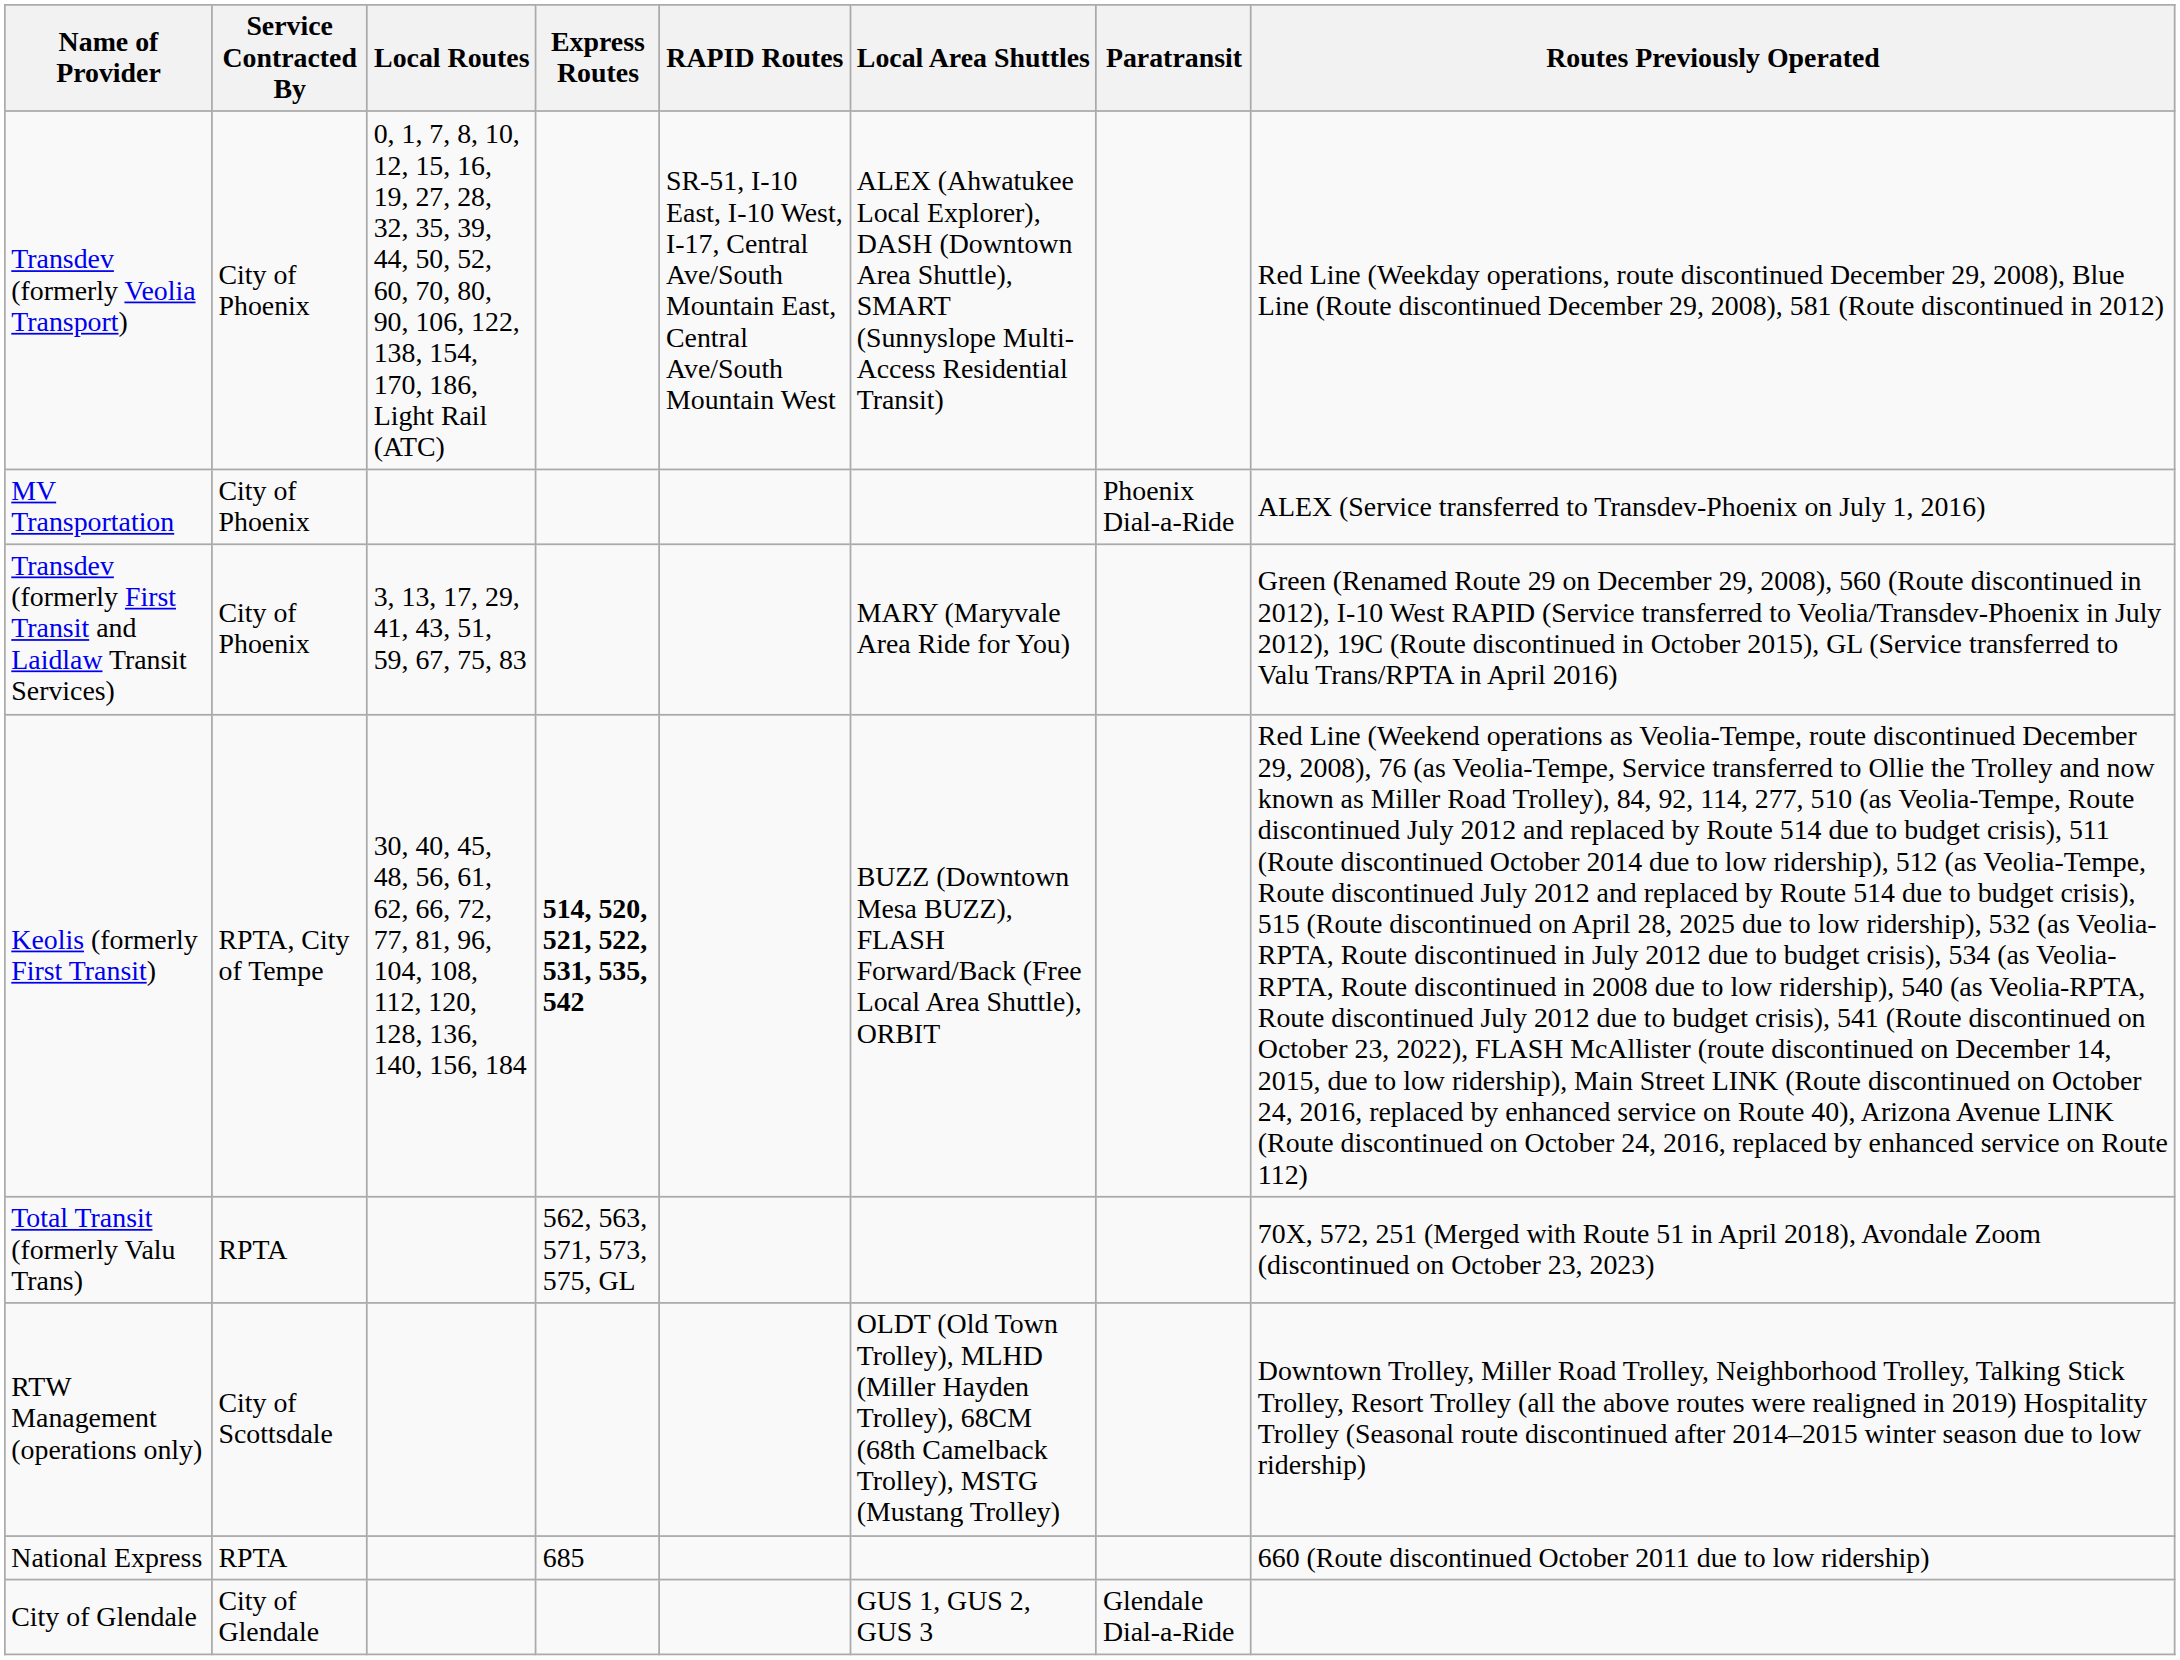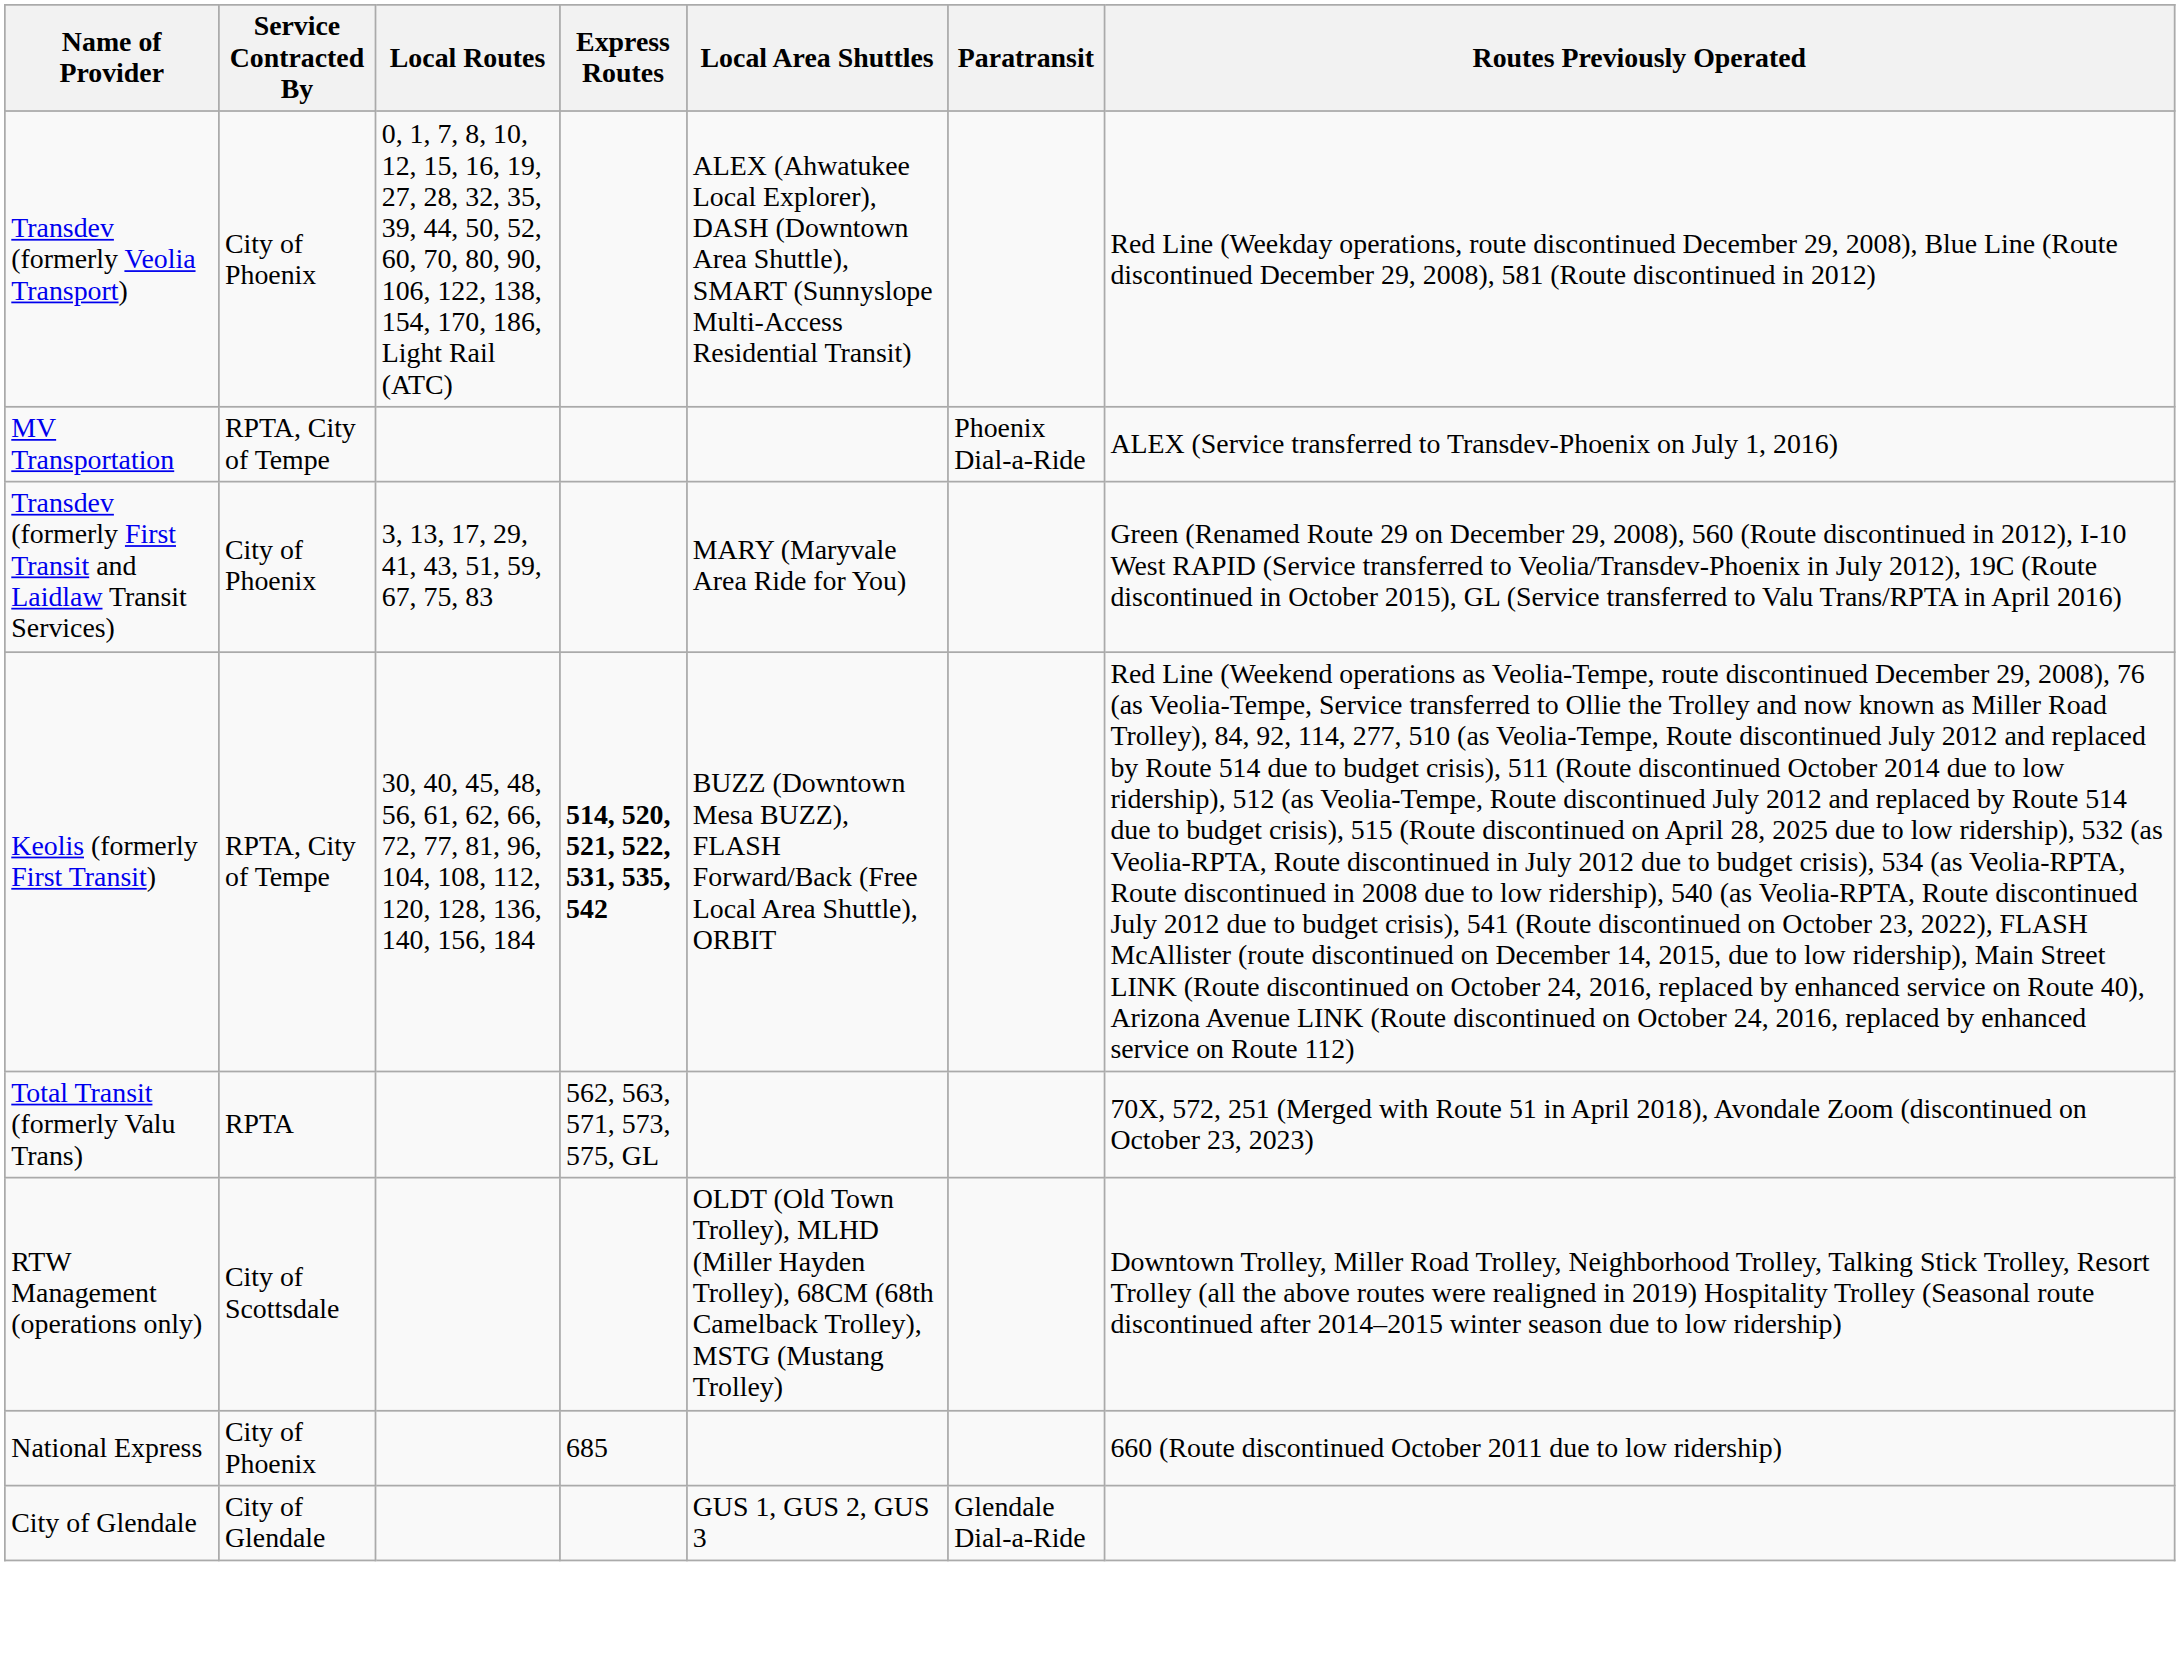- column: (755, 57)
(264, 506) City of Phoenix -> (290, 443) RPTA, City of Tempe
(253, 1557) RPTA -> (271, 1447) City of Phoenix
